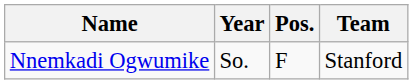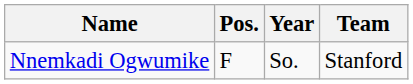columns swapped: (295, 22) <-> (242, 22)
